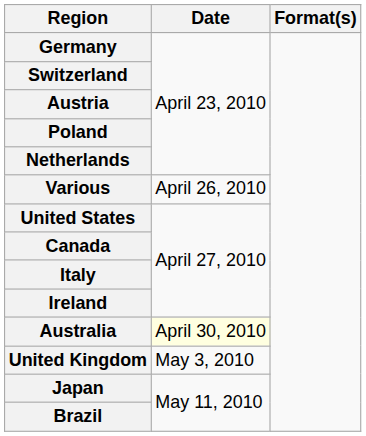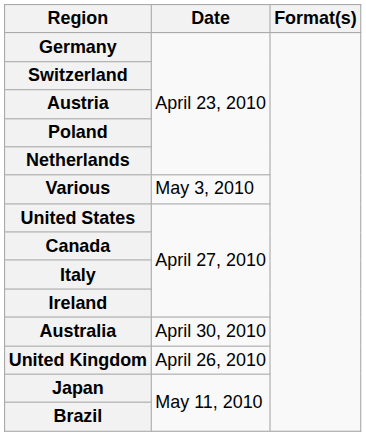(211, 189) April 26, 2010 -> (205, 189) May 3, 2010
(211, 331) lightyellow background -> (211, 331) no background
(205, 359) May 3, 2010 -> (211, 359) April 26, 2010
